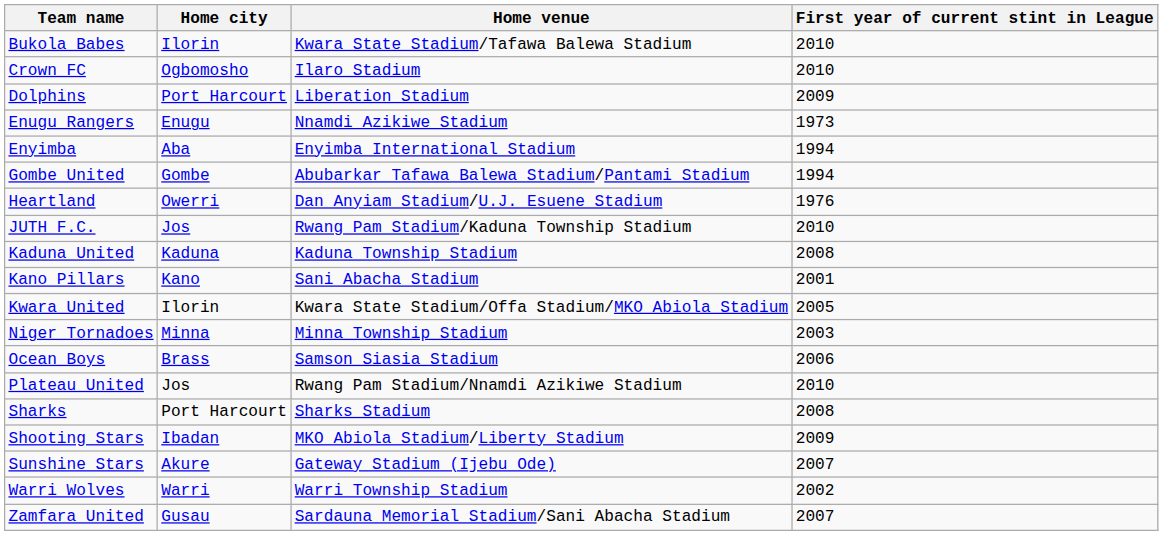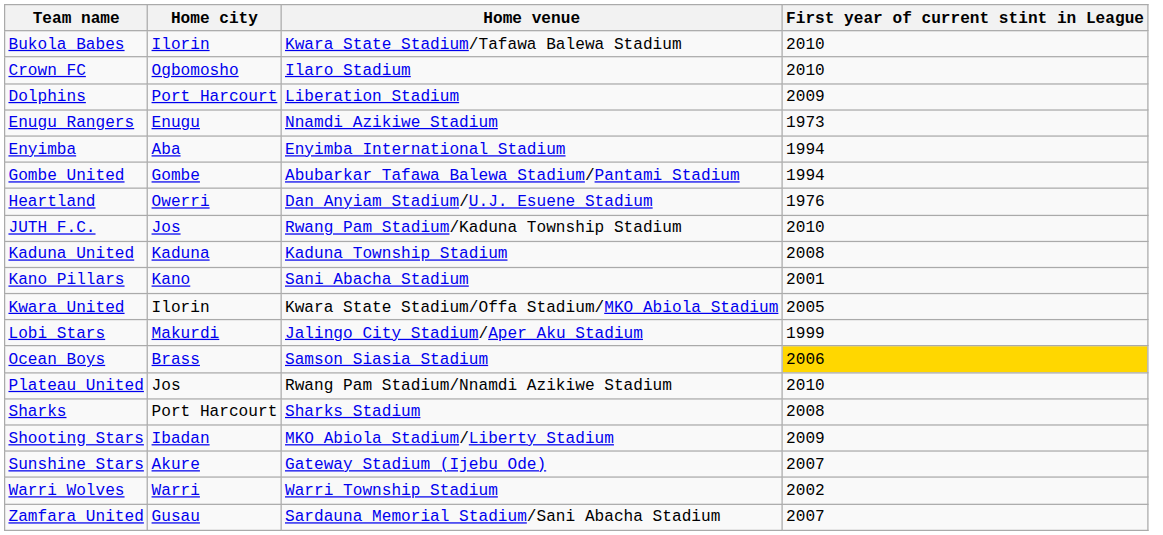+ row: (57, 333)
- row: (81, 333)
(815, 359) no background -> (805, 359) gold background
